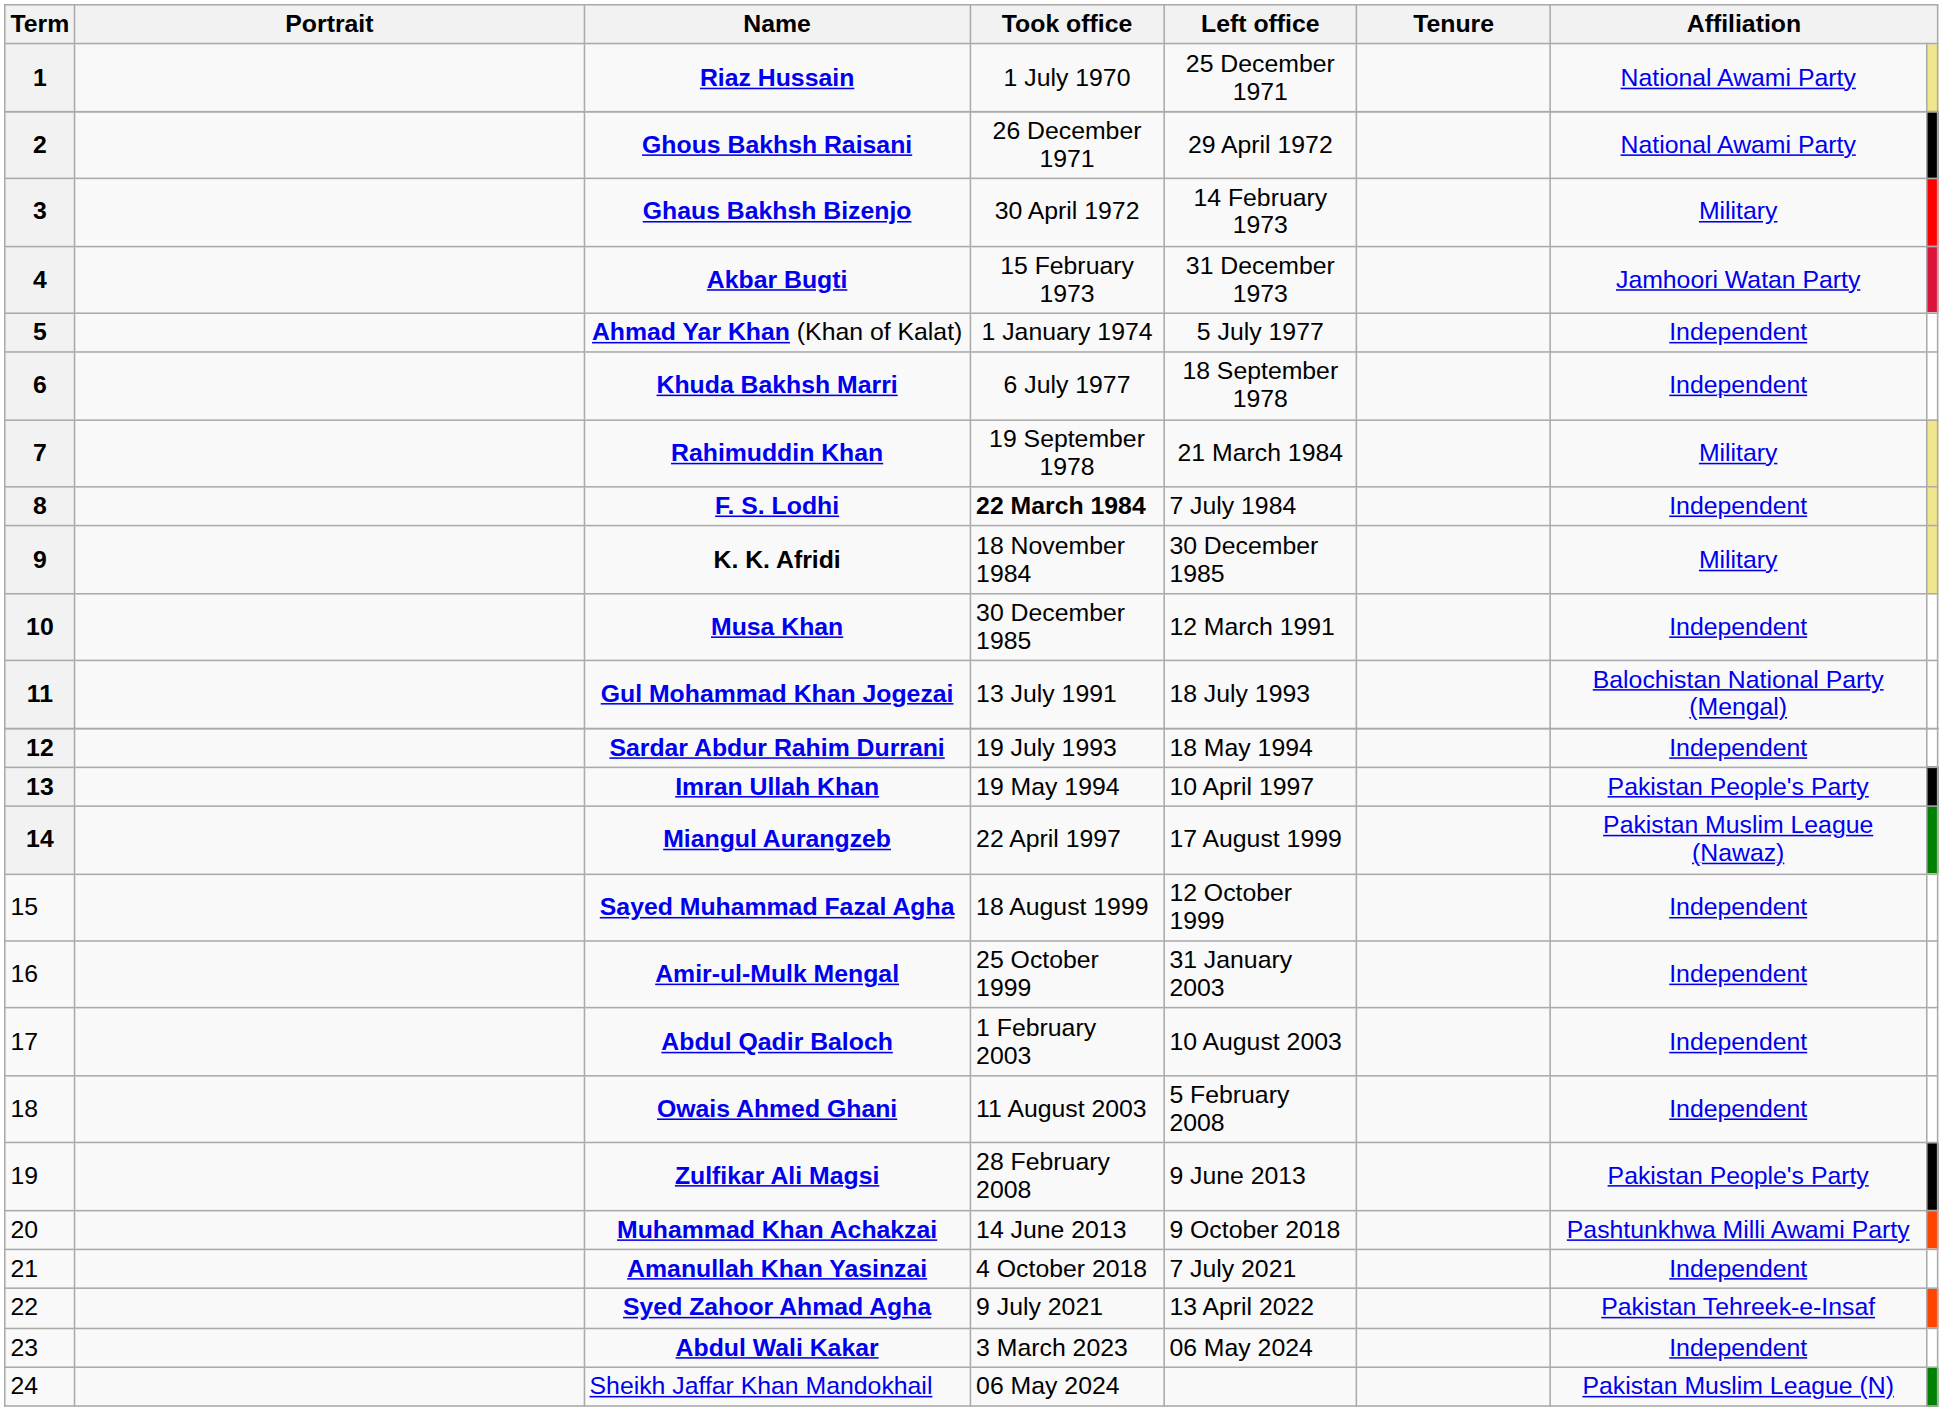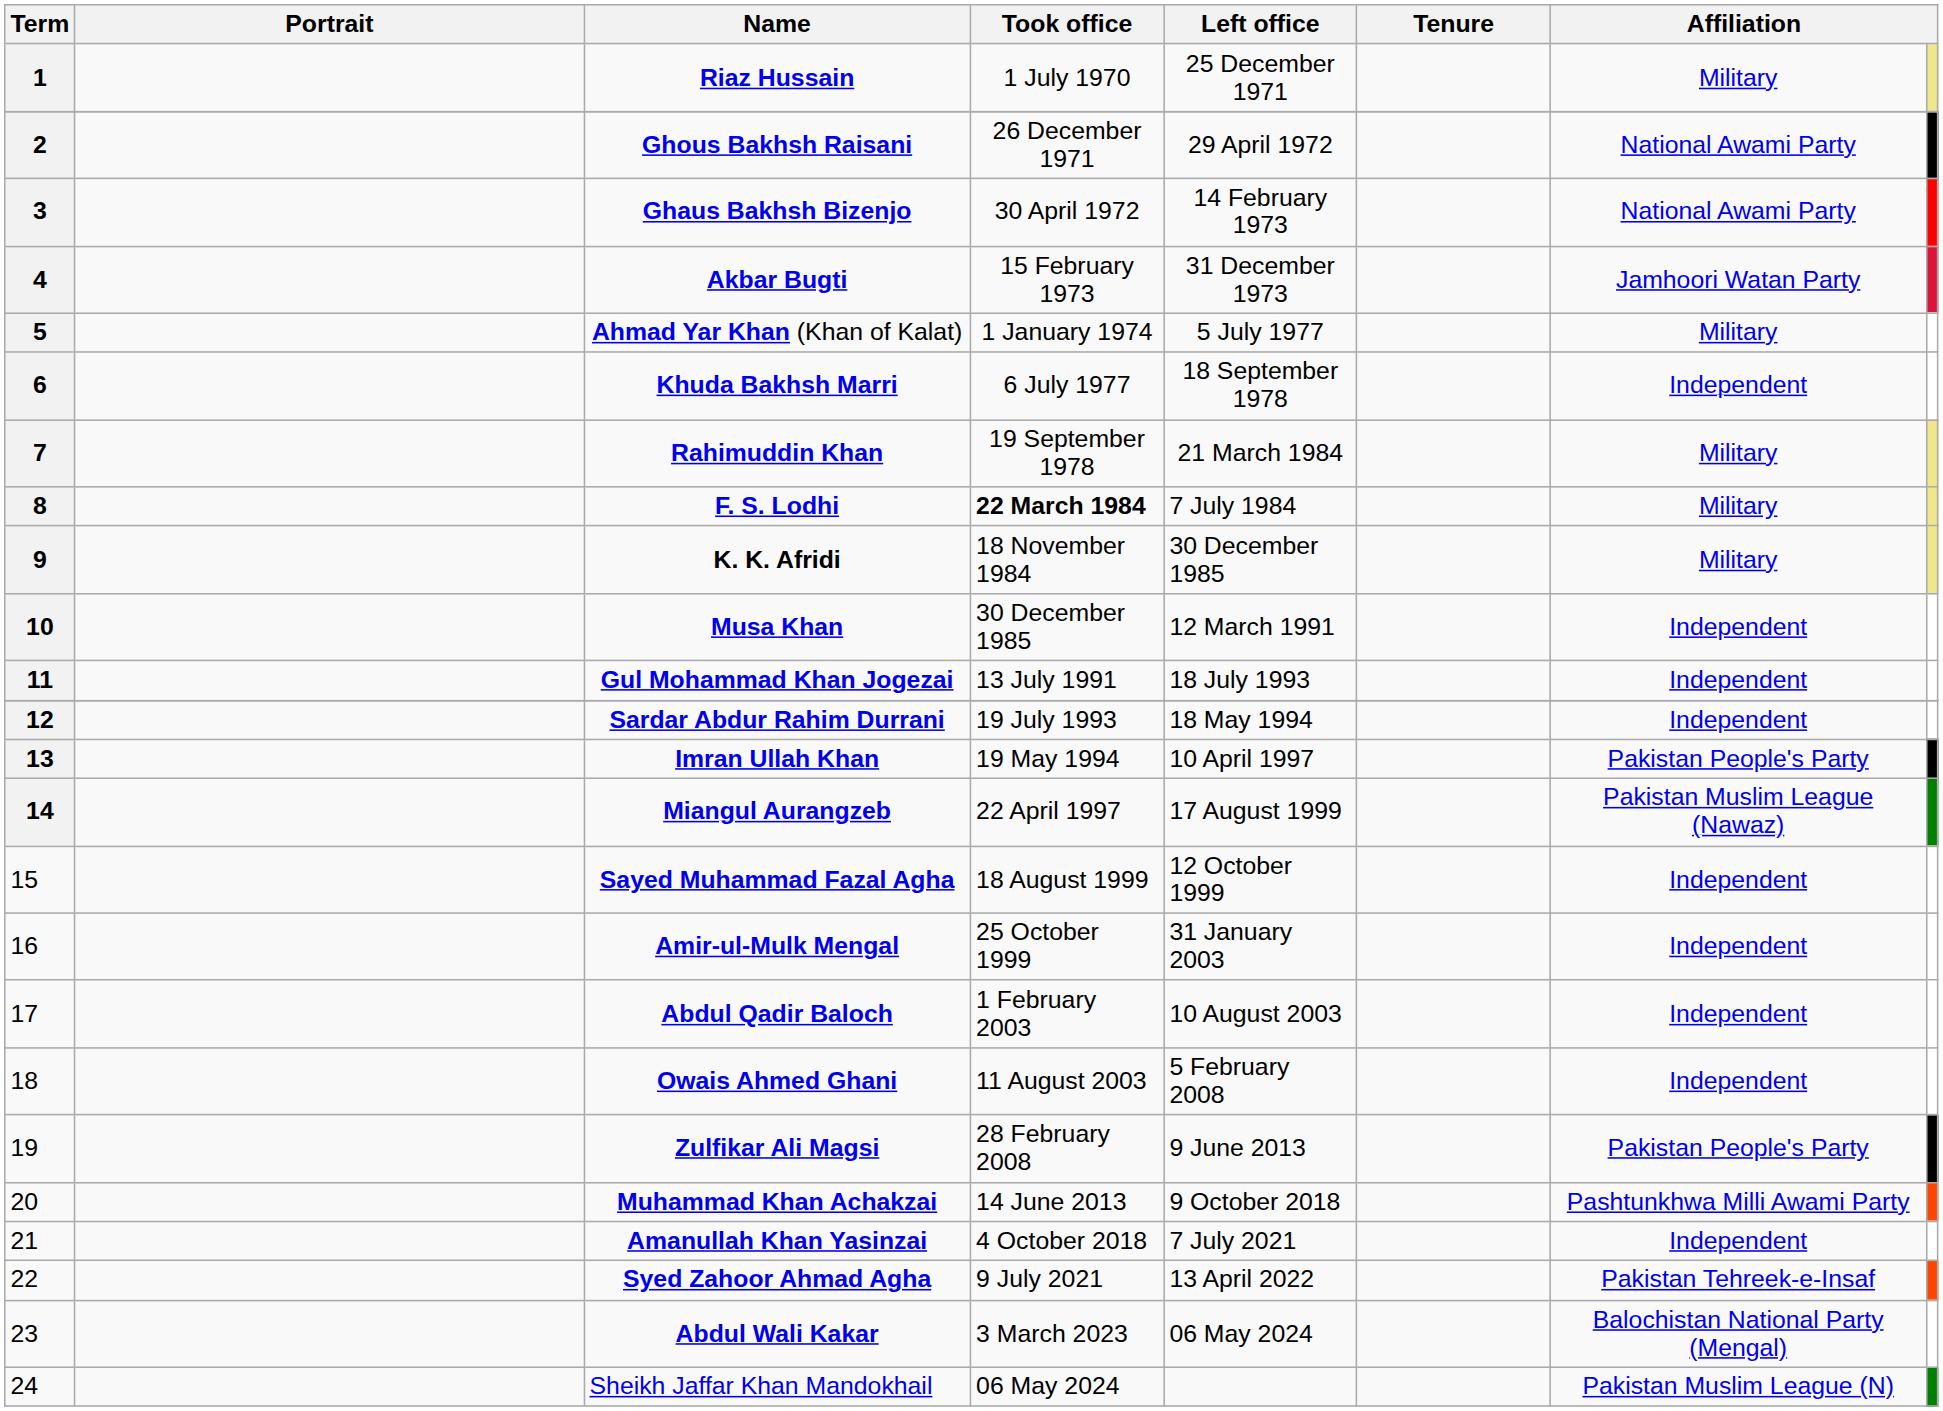(1738, 77) National Awami Party -> (1738, 77) Military
(1738, 211) Military -> (1738, 211) National Awami Party
(1738, 332) Independent -> (1738, 332) Military
(1738, 506) Independent -> (1738, 506) Military
(1738, 693) Balochistan National Party (Mengal) -> (1738, 680) Independent
(1738, 1347) Independent -> (1738, 1333) Balochistan National Party (Mengal)
